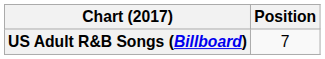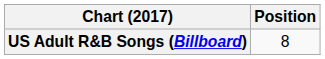(285, 41) 7 -> (285, 41) 8
